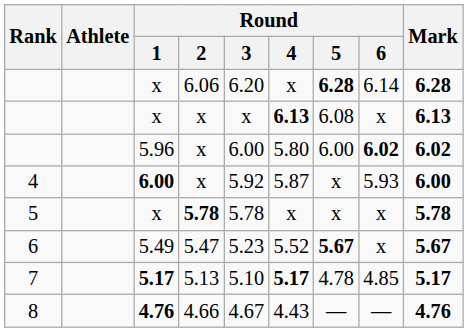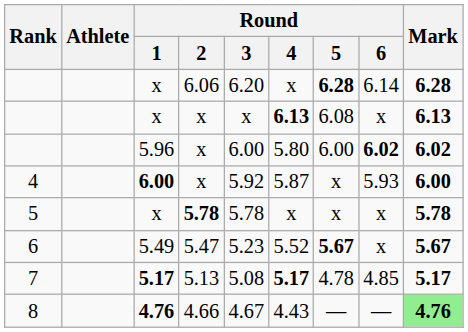(246, 278) 5.10 -> (246, 278) 5.08
(433, 310) no background -> (433, 310) lightgreen background
